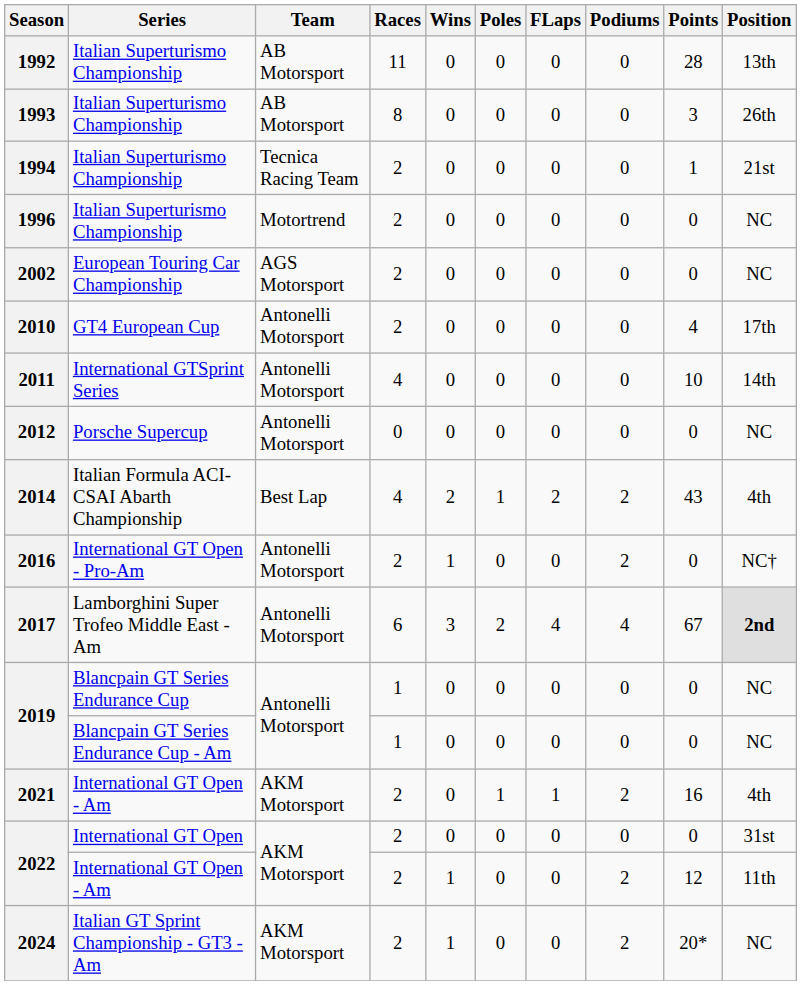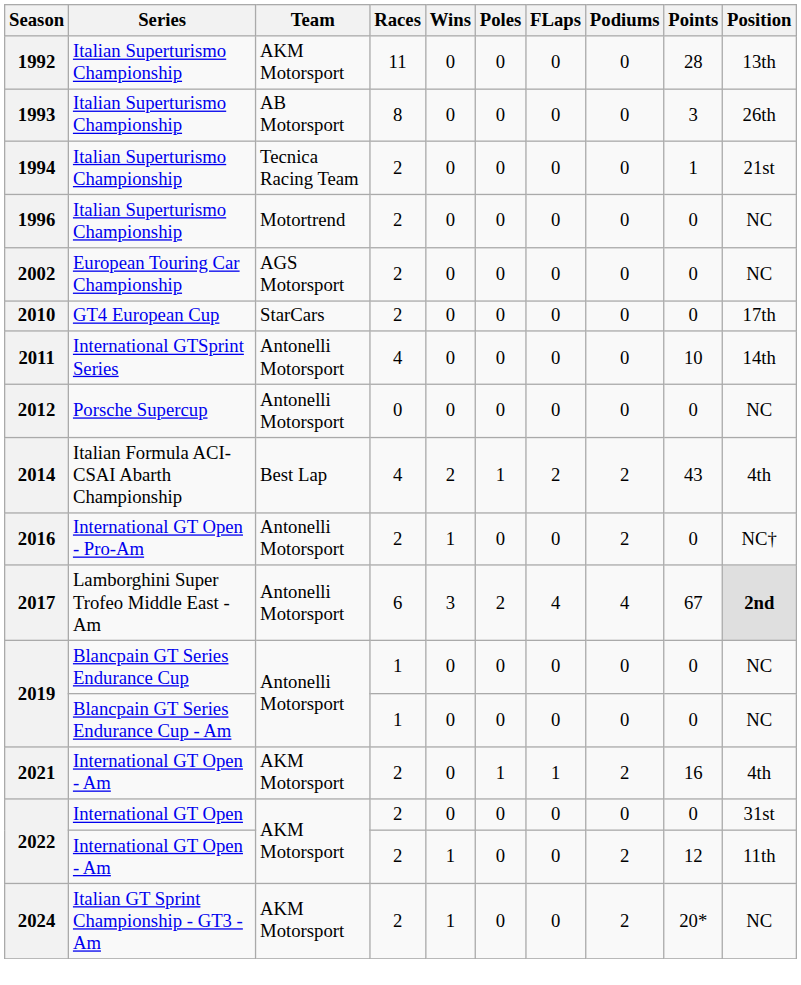(302, 62) AB Motorsport -> (302, 62) AKM Motorsport
(302, 327) Antonelli Motorsport -> (292, 316) StarCars
(693, 327) 4 -> (693, 316) 0
